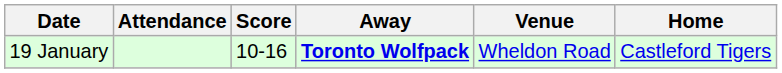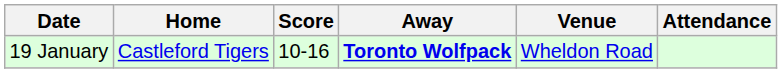columns swapped: (696, 20) <-> (172, 20)
